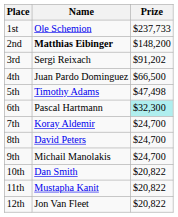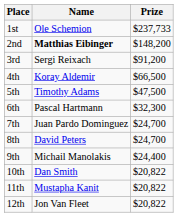(149, 60) $91,202 -> (149, 60) $91,200
(81, 76) Juan Pardo Dominguez -> (65, 76) Koray Aldemir
(149, 92) $47,498 -> (149, 92) $47,500
(149, 108) paleturquoise background -> (149, 108) no background
(65, 124) Koray Aldemir -> (81, 124) Juan Pardo Dominguez
(149, 156) $24,700 -> (149, 156) $24,400
